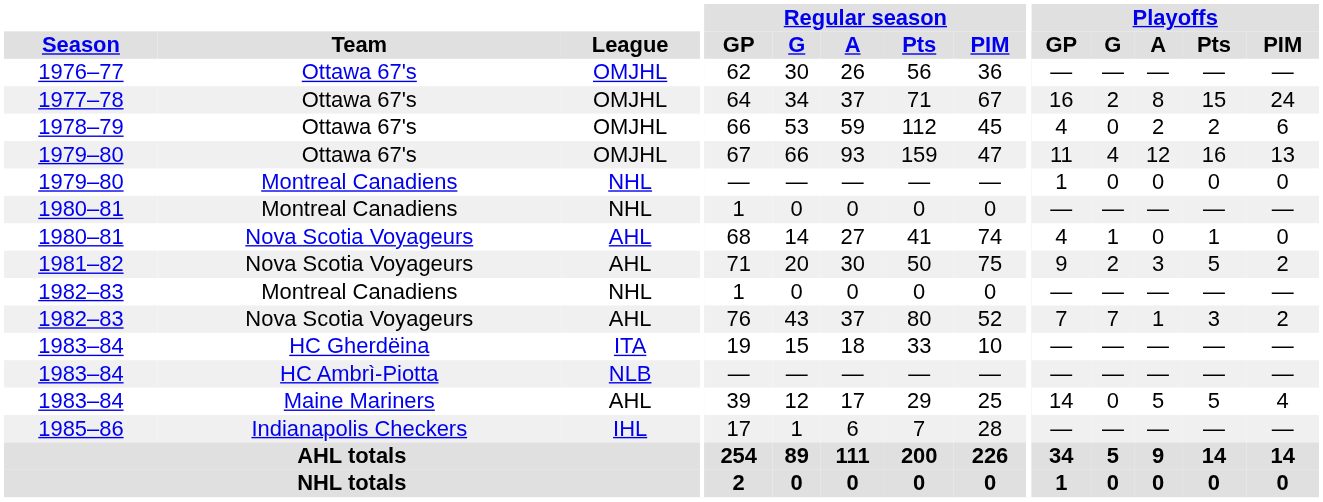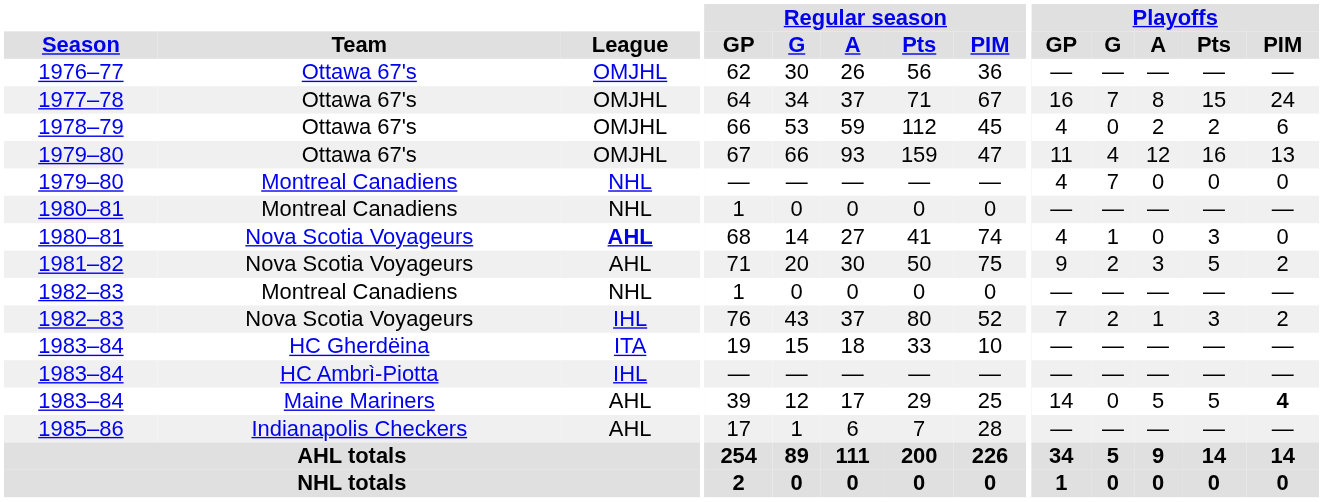(1113, 99) 2 -> (1113, 99) 7
(1061, 181) 1 -> (1061, 181) 4
(1113, 181) 0 -> (1113, 181) 7
(630, 236) normal -> (630, 236) bold
(1214, 236) 1 -> (1214, 236) 3
(630, 318) AHL -> (630, 318) IHL
(1113, 318) 7 -> (1113, 318) 2
(630, 373) NLB -> (630, 373) IHL
(1283, 401) normal -> (1283, 401) bold
(630, 428) IHL -> (630, 428) AHL
